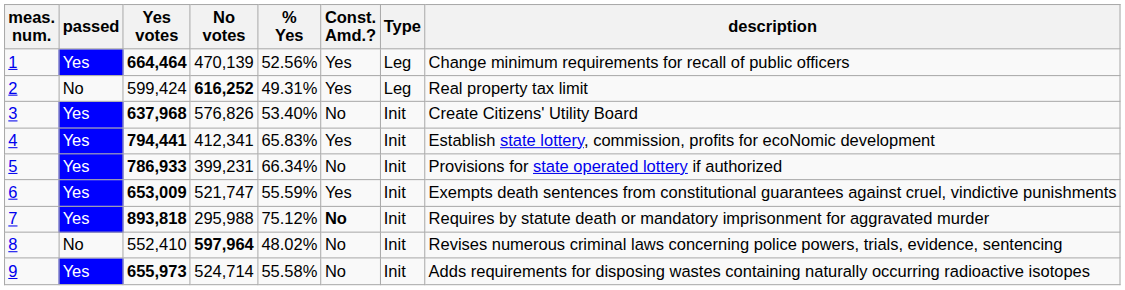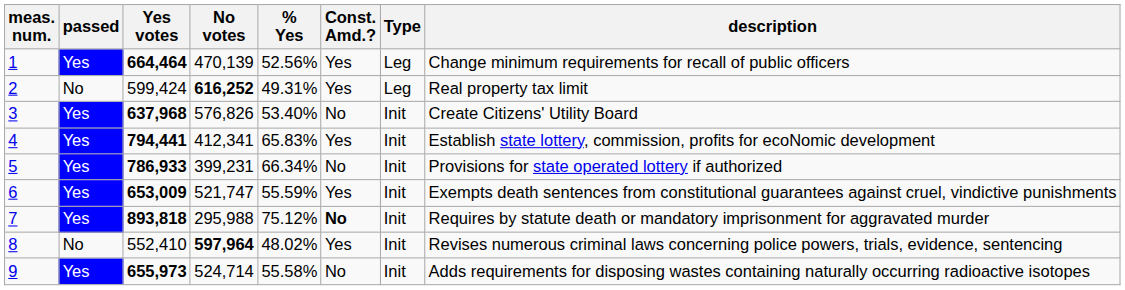(335, 245) No -> (338, 245) Yes
